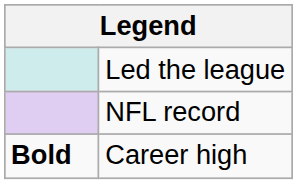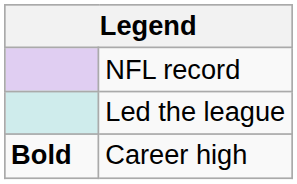rows swapped: (195, 69) <-> (173, 112)
